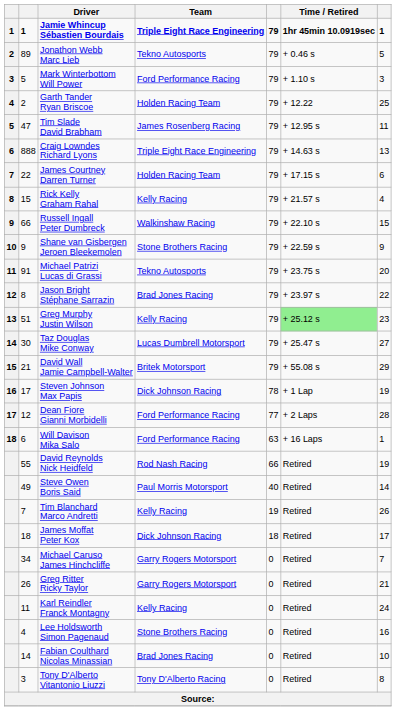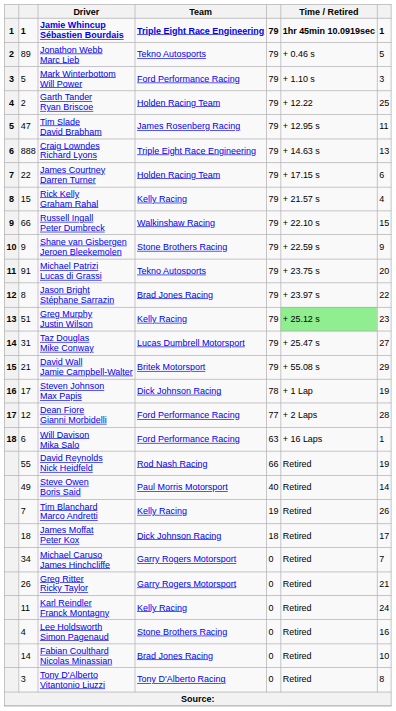(26, 343) 30 -> (26, 343) 31
